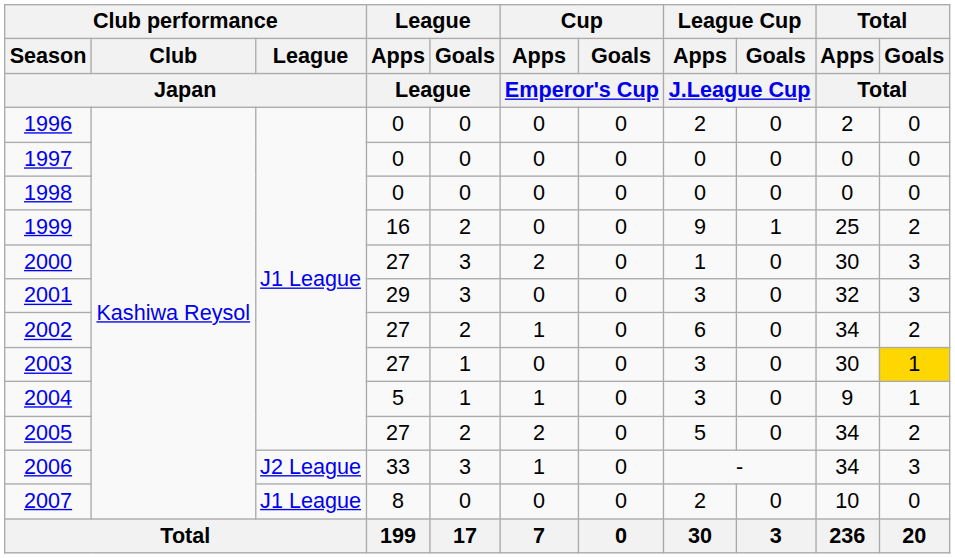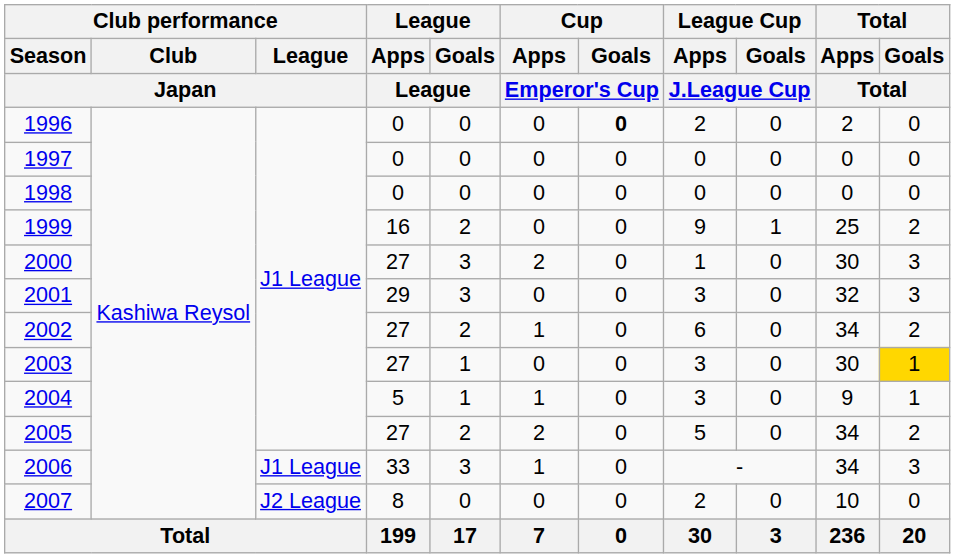(621, 124) normal -> (621, 124) bold
(311, 466) J2 League -> (311, 466) J1 League
(311, 501) J1 League -> (311, 501) J2 League
